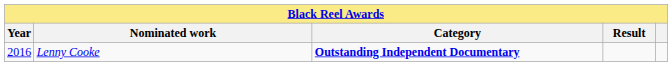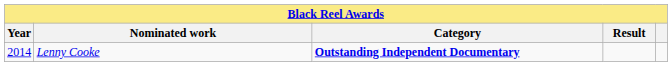(19, 52) 2016 -> (19, 52) 2014
